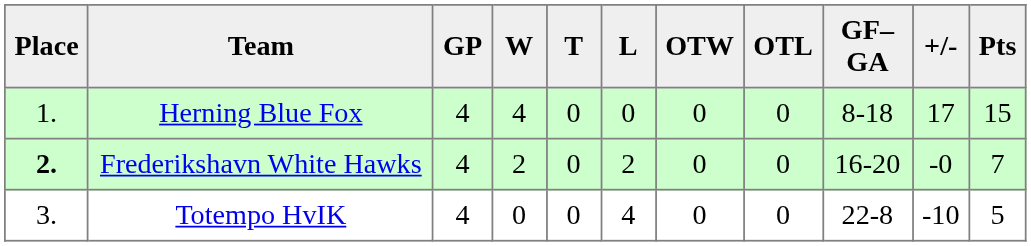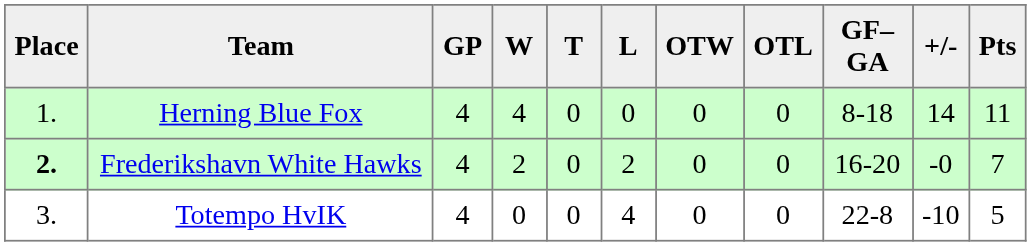(941, 112) 17 -> (941, 112) 14
(998, 112) 15 -> (998, 112) 11
